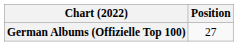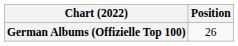(211, 31) 27 -> (211, 31) 26
